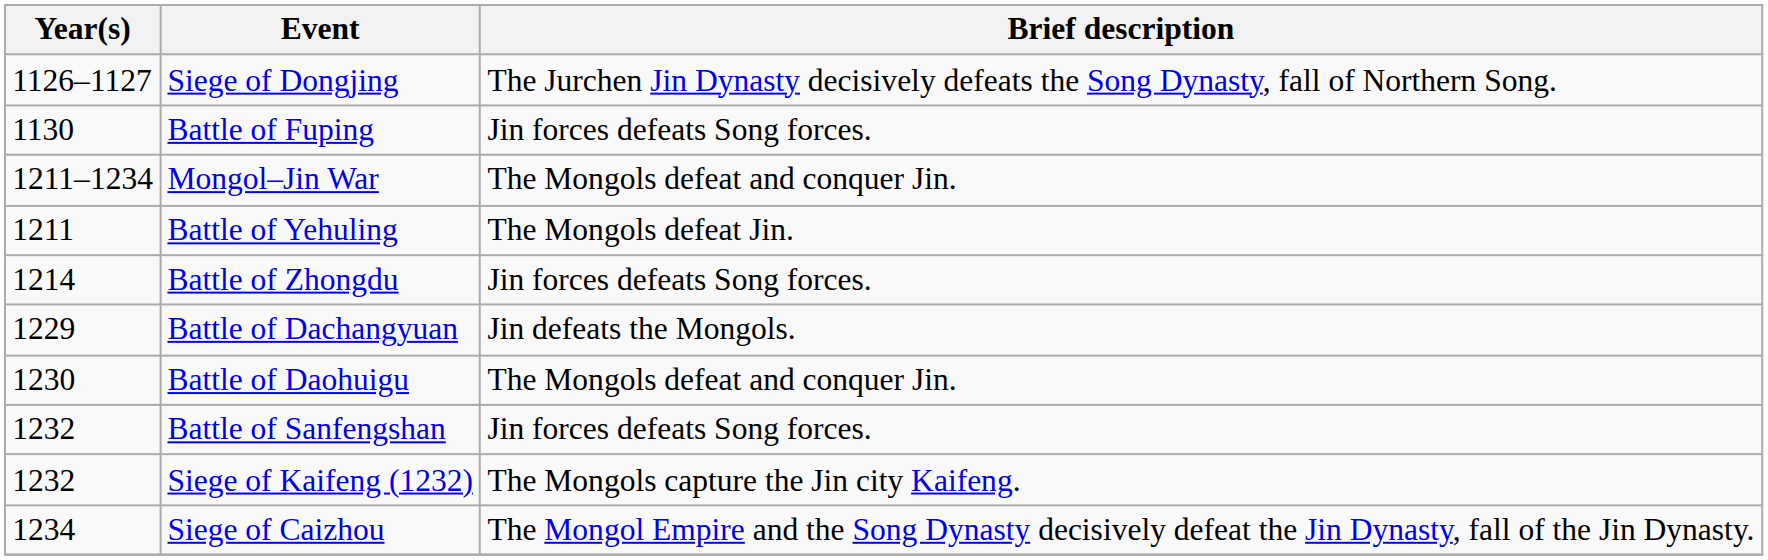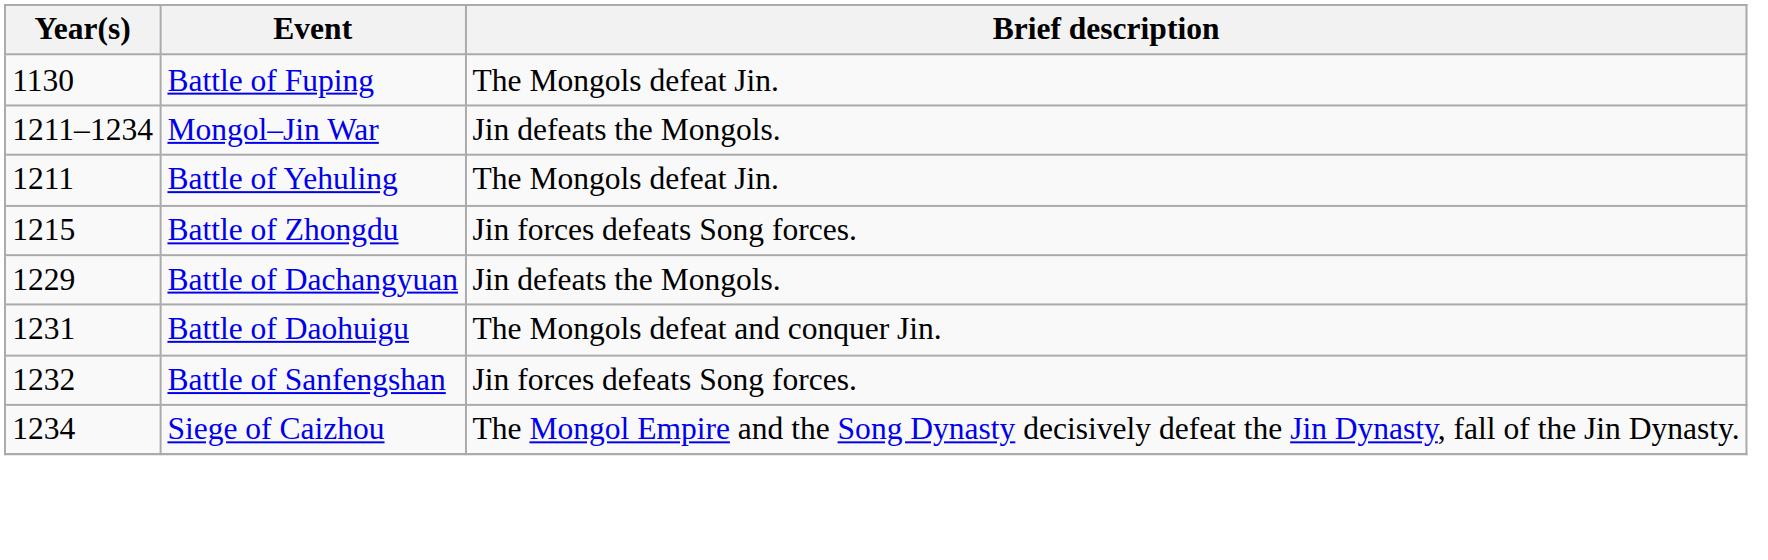- row: (283, 79)
(680, 129) Jin forces defeats Song forces. -> (626, 79) The Mongols defeat Jin.
(722, 179) The Mongols defeat and conquer Jin. -> (627, 129) Jin defeats the Mongols.
(44, 279) 1214 -> (44, 229) 1215
(44, 379) 1230 -> (44, 329) 1231
- row: (320, 479)
